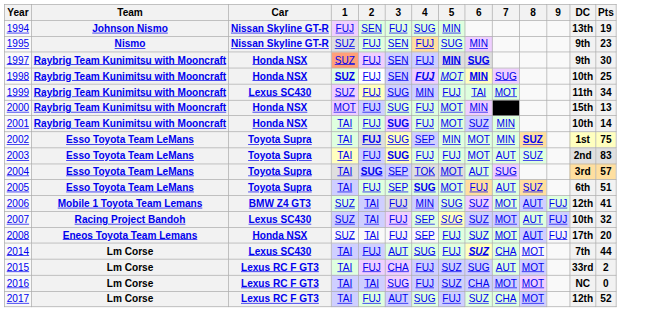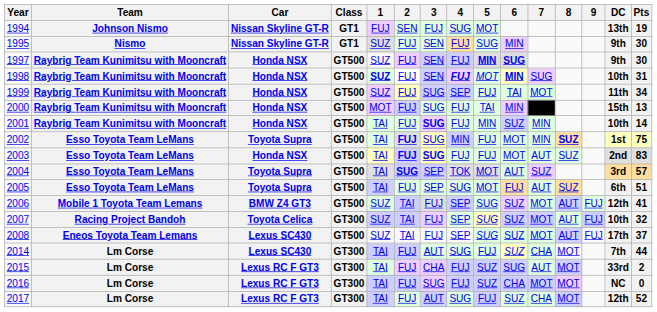+ column: (349, 13)
(452, 29) MIN -> (487, 29) MOT
(606, 45) 23 -> (641, 45) 30
(345, 60) lightsalmon background -> (380, 60) no background
(606, 76) 25 -> (641, 76) 31
(280, 92) Lexus SC430 -> (280, 92) Honda NSX
(425, 92) MIN -> (460, 92) SEP
(452, 108) MOT -> (487, 108) TAI
(452, 124) MOT -> (487, 124) MIN
(425, 140) SEP -> (460, 140) MIN
(452, 140) MIN -> (487, 140) FUJ
(280, 156) Toyota Supra -> (280, 156) Honda NSX
(372, 156) normal -> (407, 156) bold
(506, 172) SUG -> (541, 172) SUZ
(425, 188) bold -> (460, 188) normal
(425, 204) MIN -> (460, 204) SEP
(280, 220) Lexus SC430 -> (280, 220) Toyota Celica
(280, 236) Honda NSX -> (280, 236) Lexus SC430
(452, 236) FUJ -> (487, 236) SUG
(606, 236) 20 -> (641, 236) 37
(479, 252) bold -> (514, 252) normal
(372, 283) TAI -> (407, 283) FUJ
